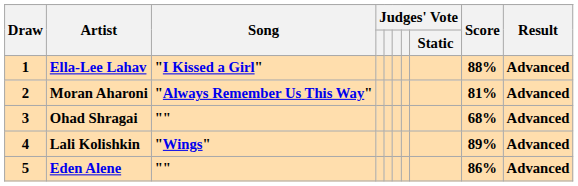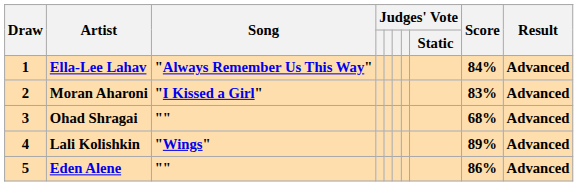(209, 68) "I Kissed a Girl" -> (264, 68) "Always Remember Us This Way"
(482, 68) 88% -> (482, 68) 84%
(264, 93) "Always Remember Us This Way" -> (209, 93) "I Kissed a Girl"
(482, 93) 81% -> (482, 93) 83%
